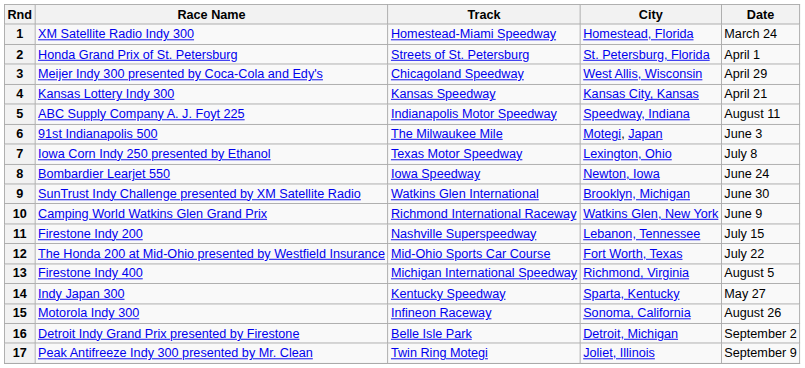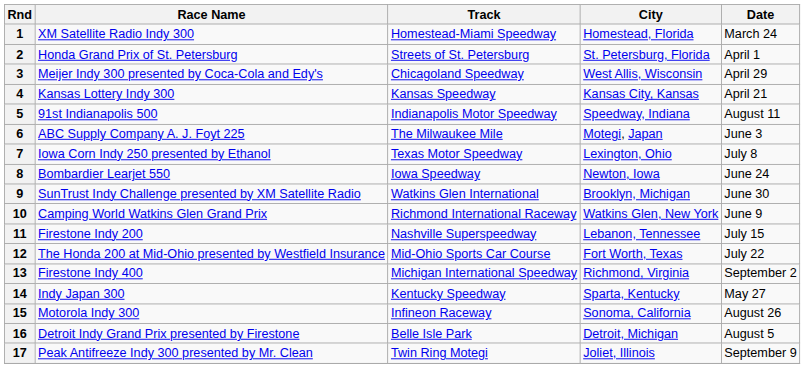(141, 114) ABC Supply Company A. J. Foyt 225 -> (98, 114) 91st Indianapolis 500
(98, 134) 91st Indianapolis 500 -> (141, 134) ABC Supply Company A. J. Foyt 225
(749, 273) August 5 -> (761, 273) September 2
(761, 333) September 2 -> (749, 333) August 5
